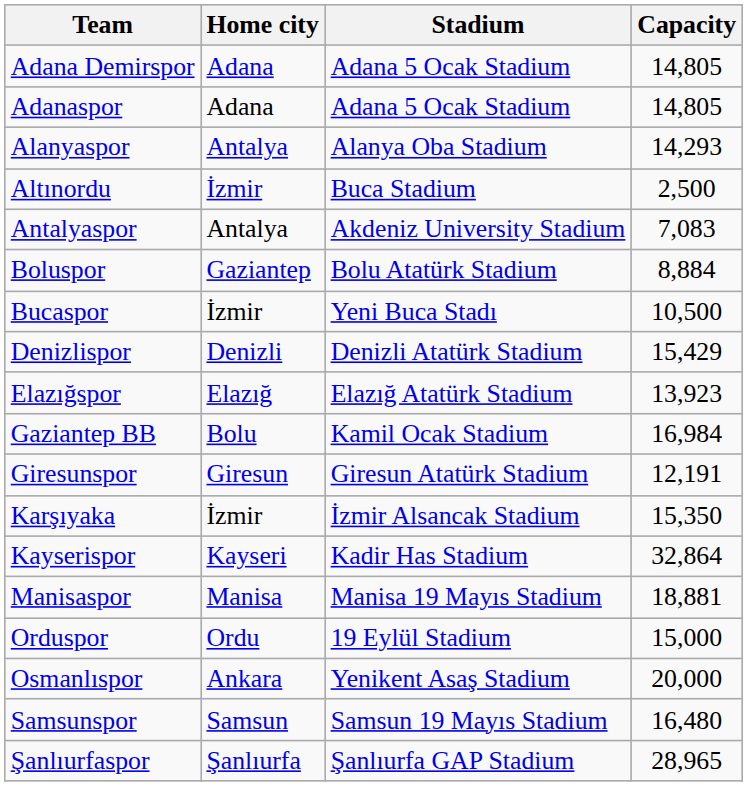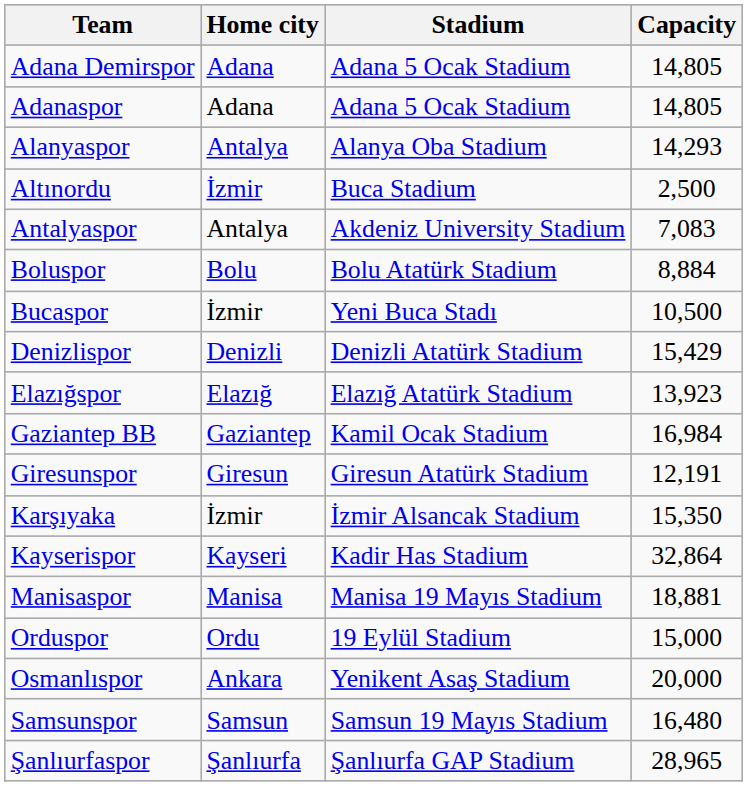(259, 270) Gaziantep -> (232, 270) Bolu
(232, 433) Bolu -> (259, 433) Gaziantep
